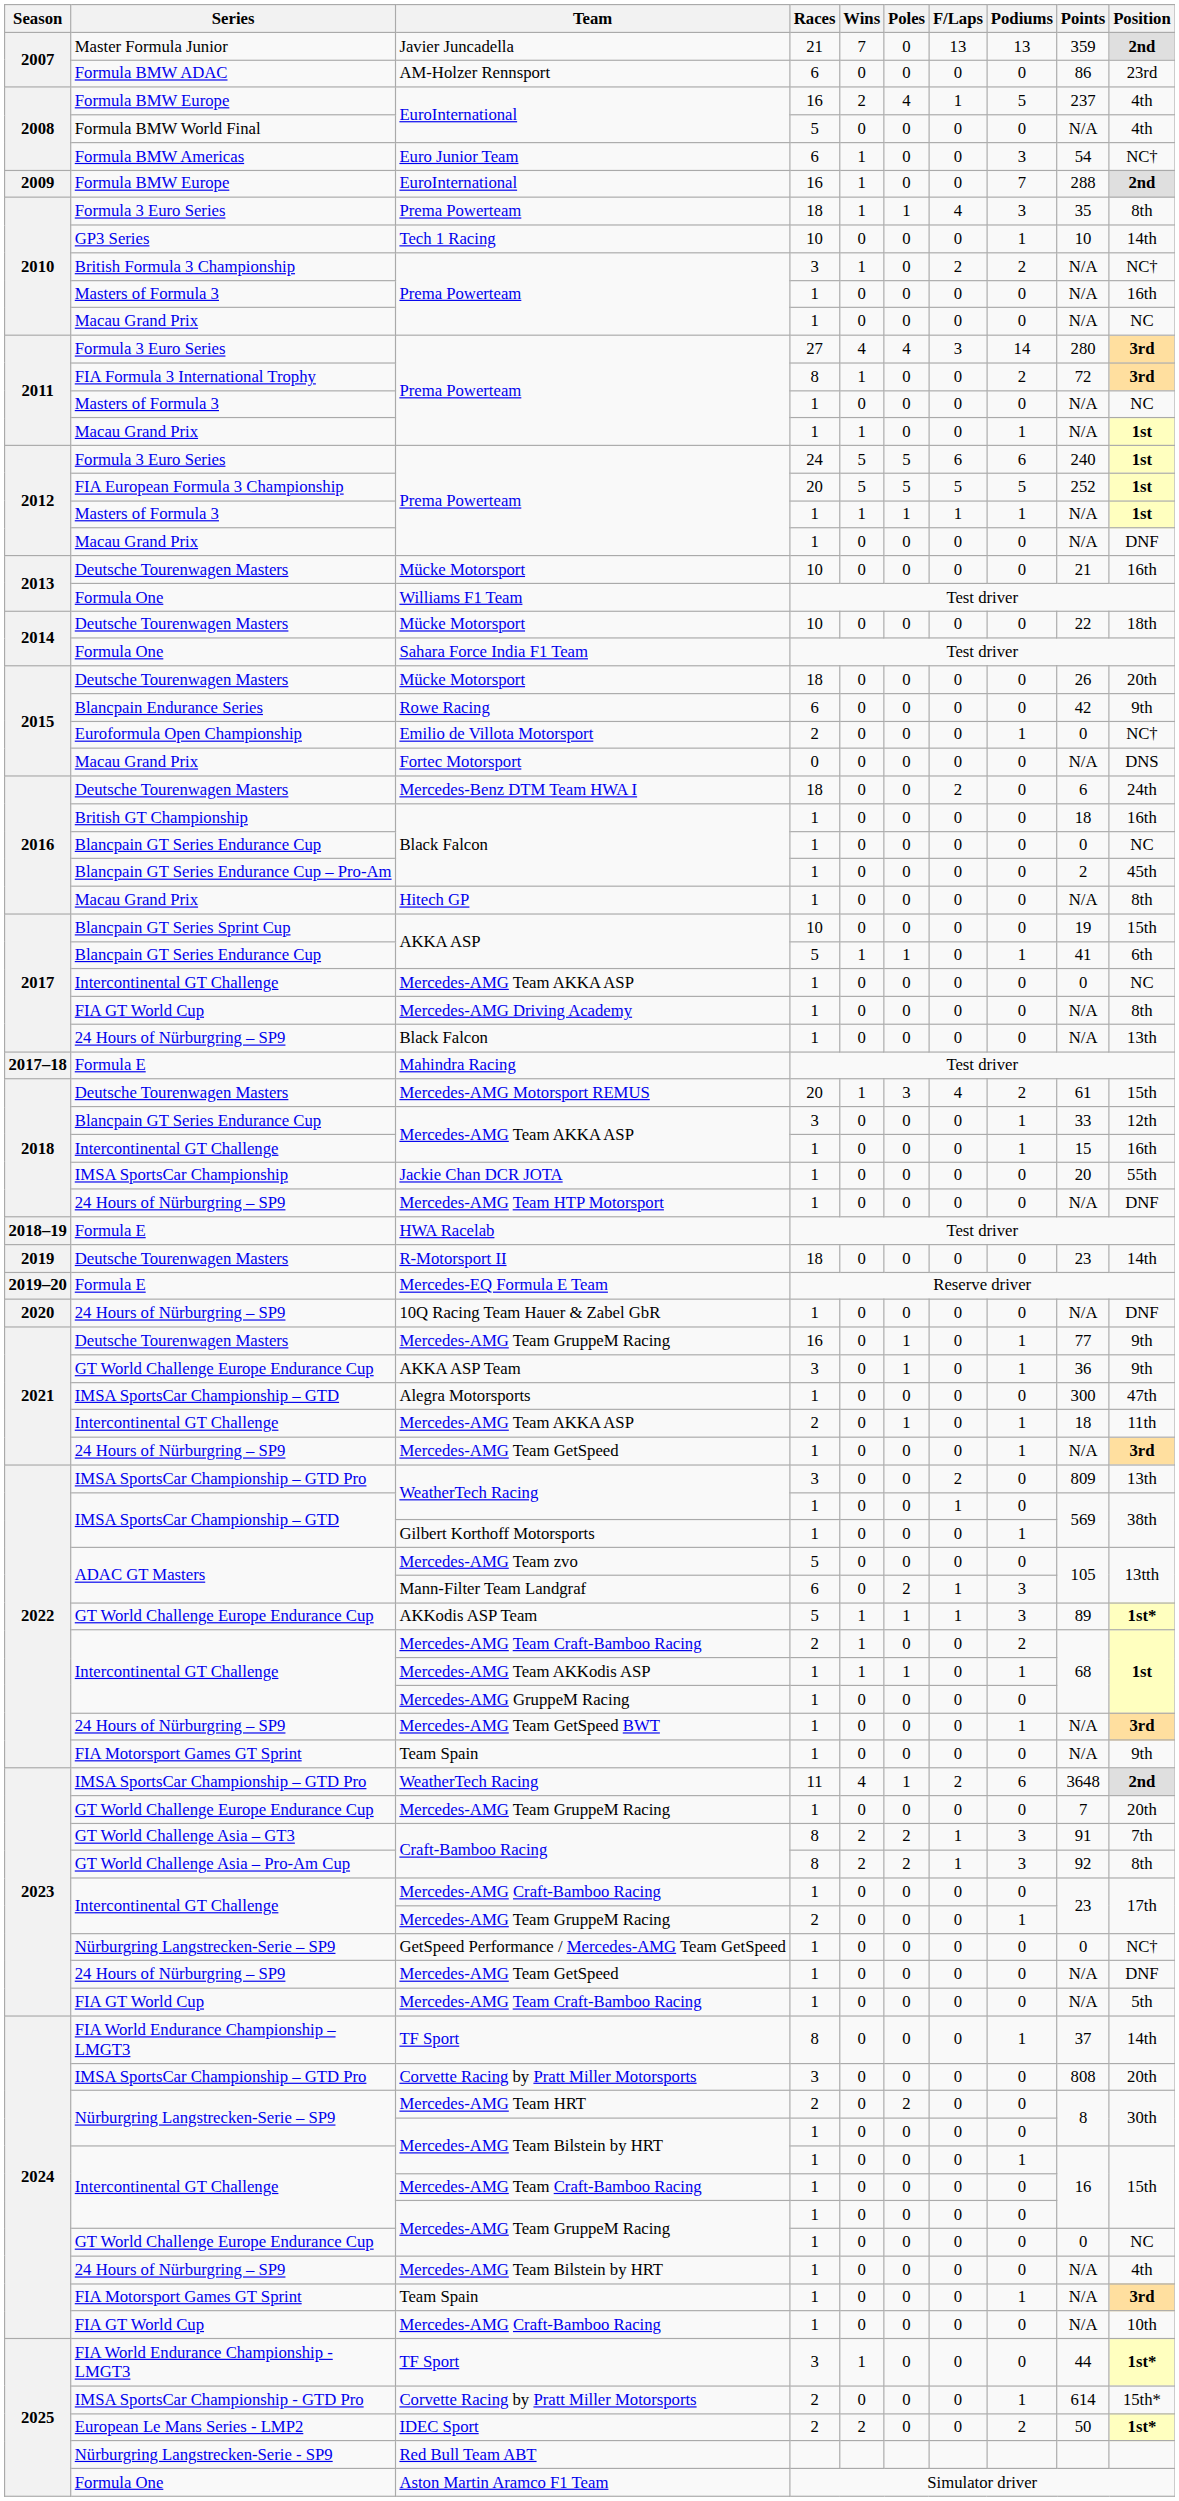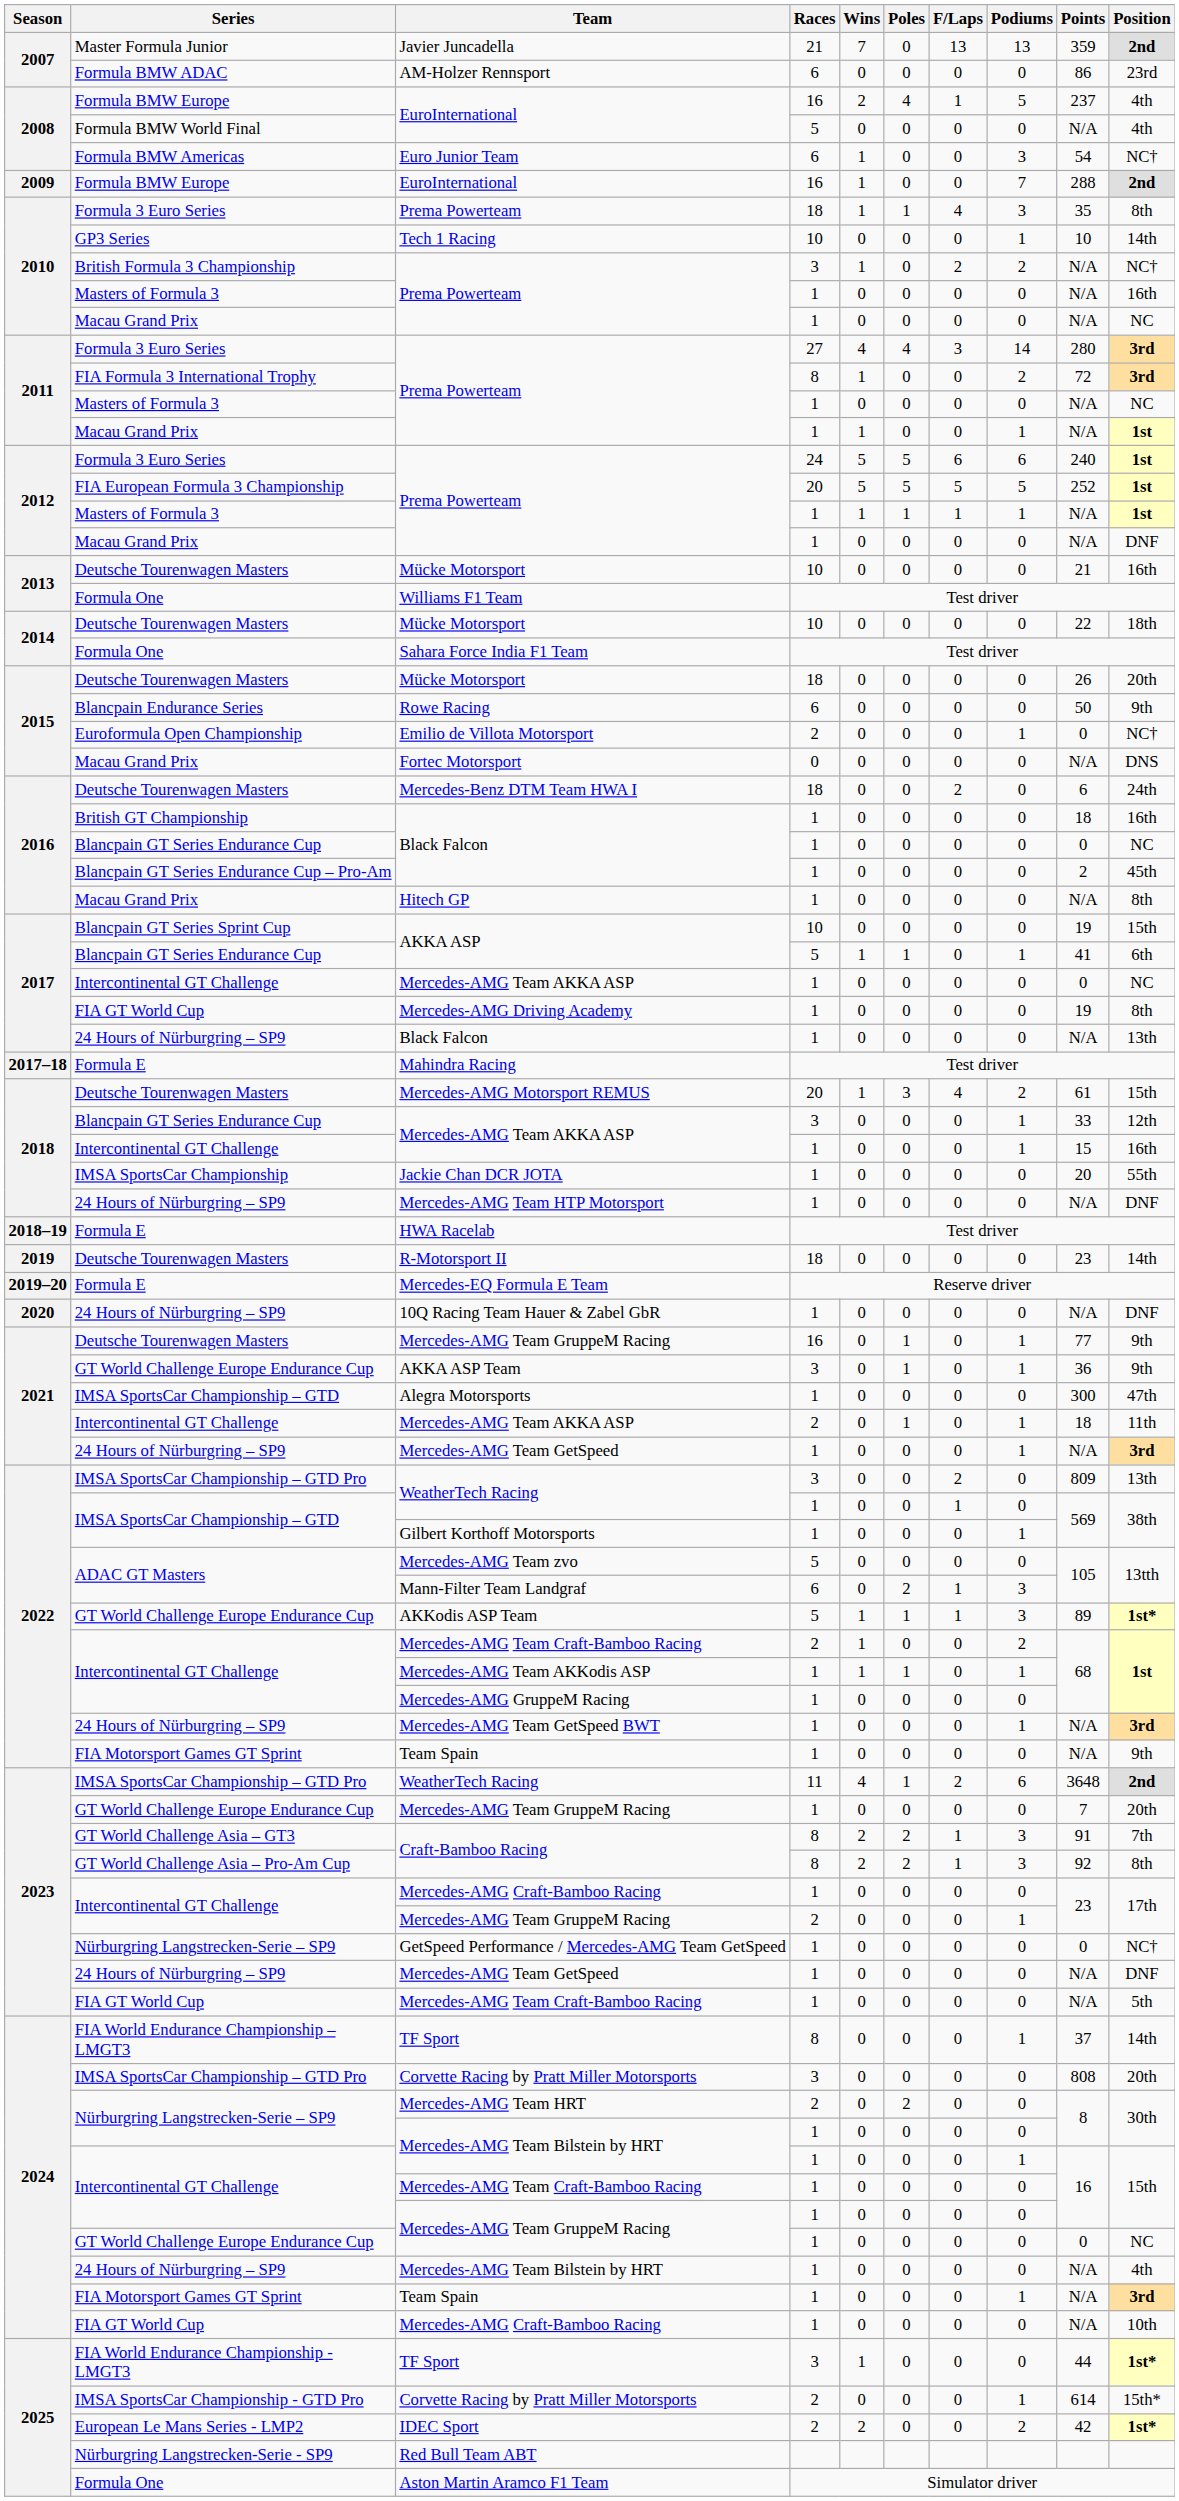(1083, 707) 42 -> (1083, 707) 50
(1083, 1010) N/A -> (1083, 1010) 19
(1083, 2427) 50 -> (1083, 2427) 42
